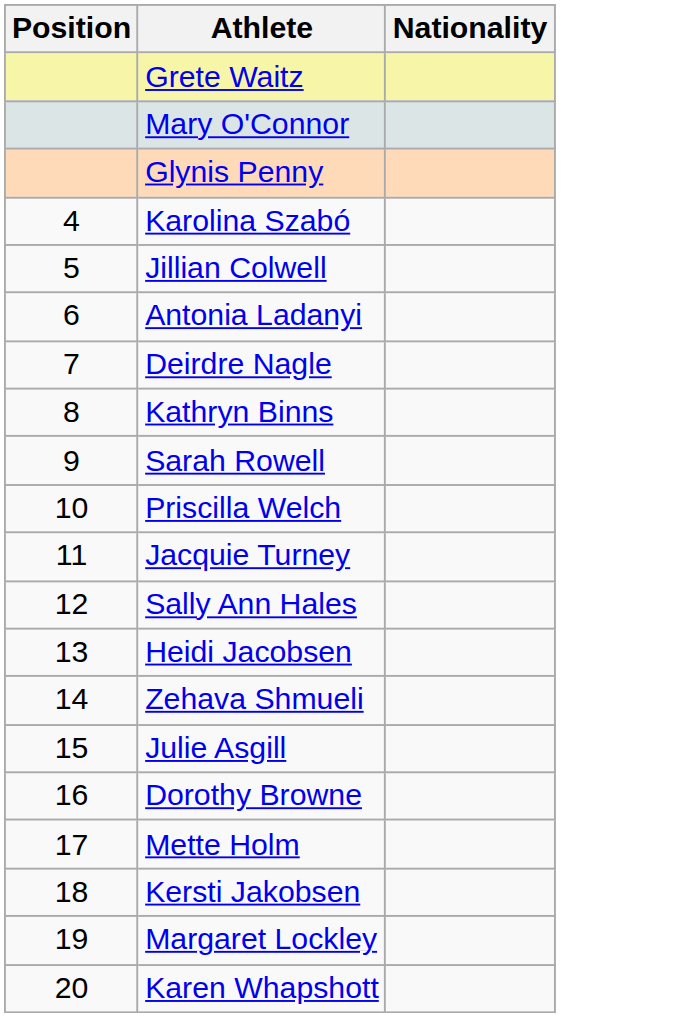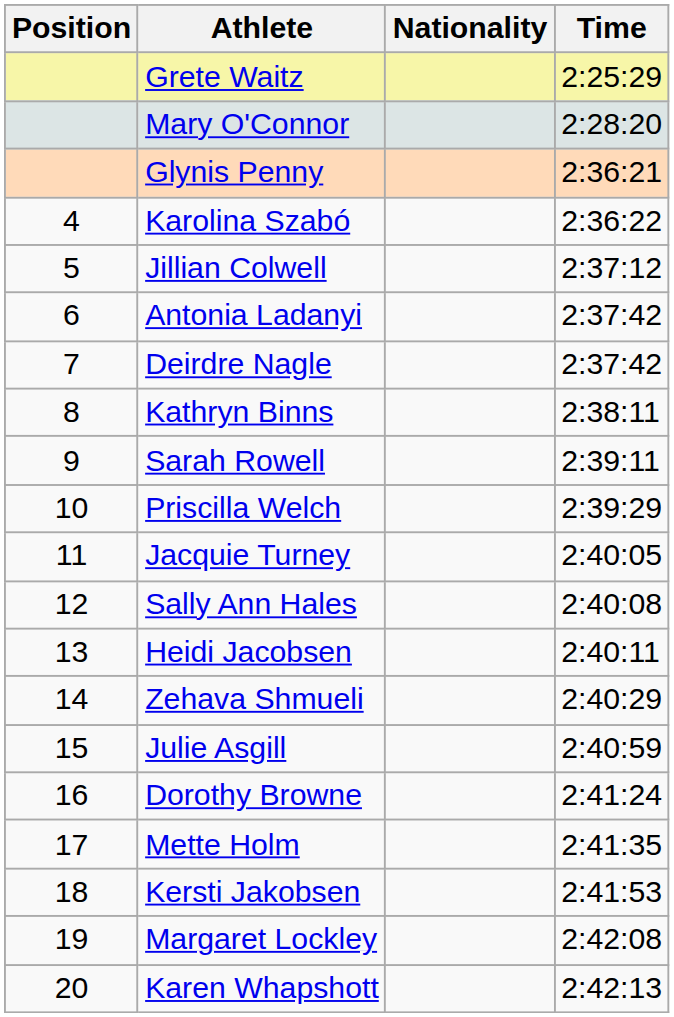+ column: (612, 28)
